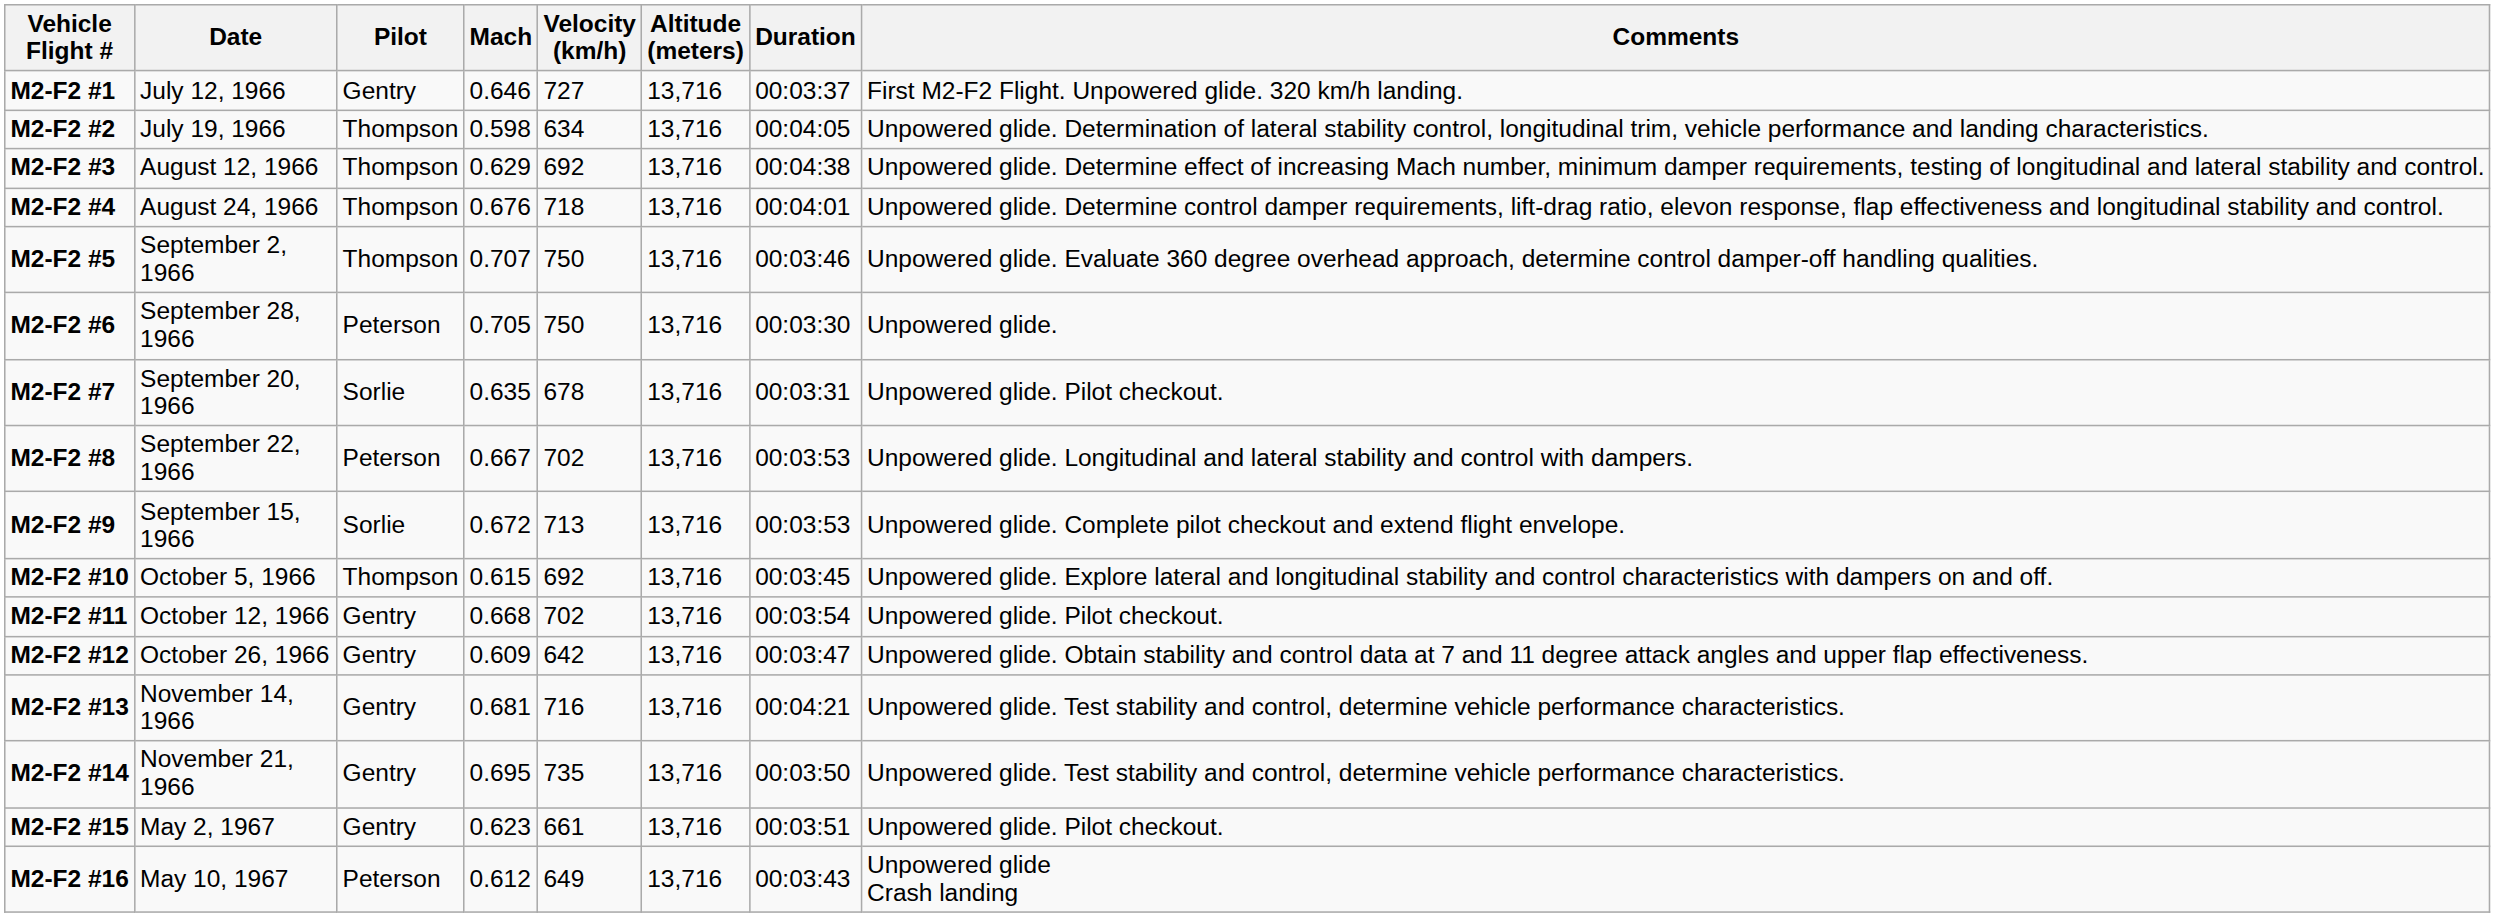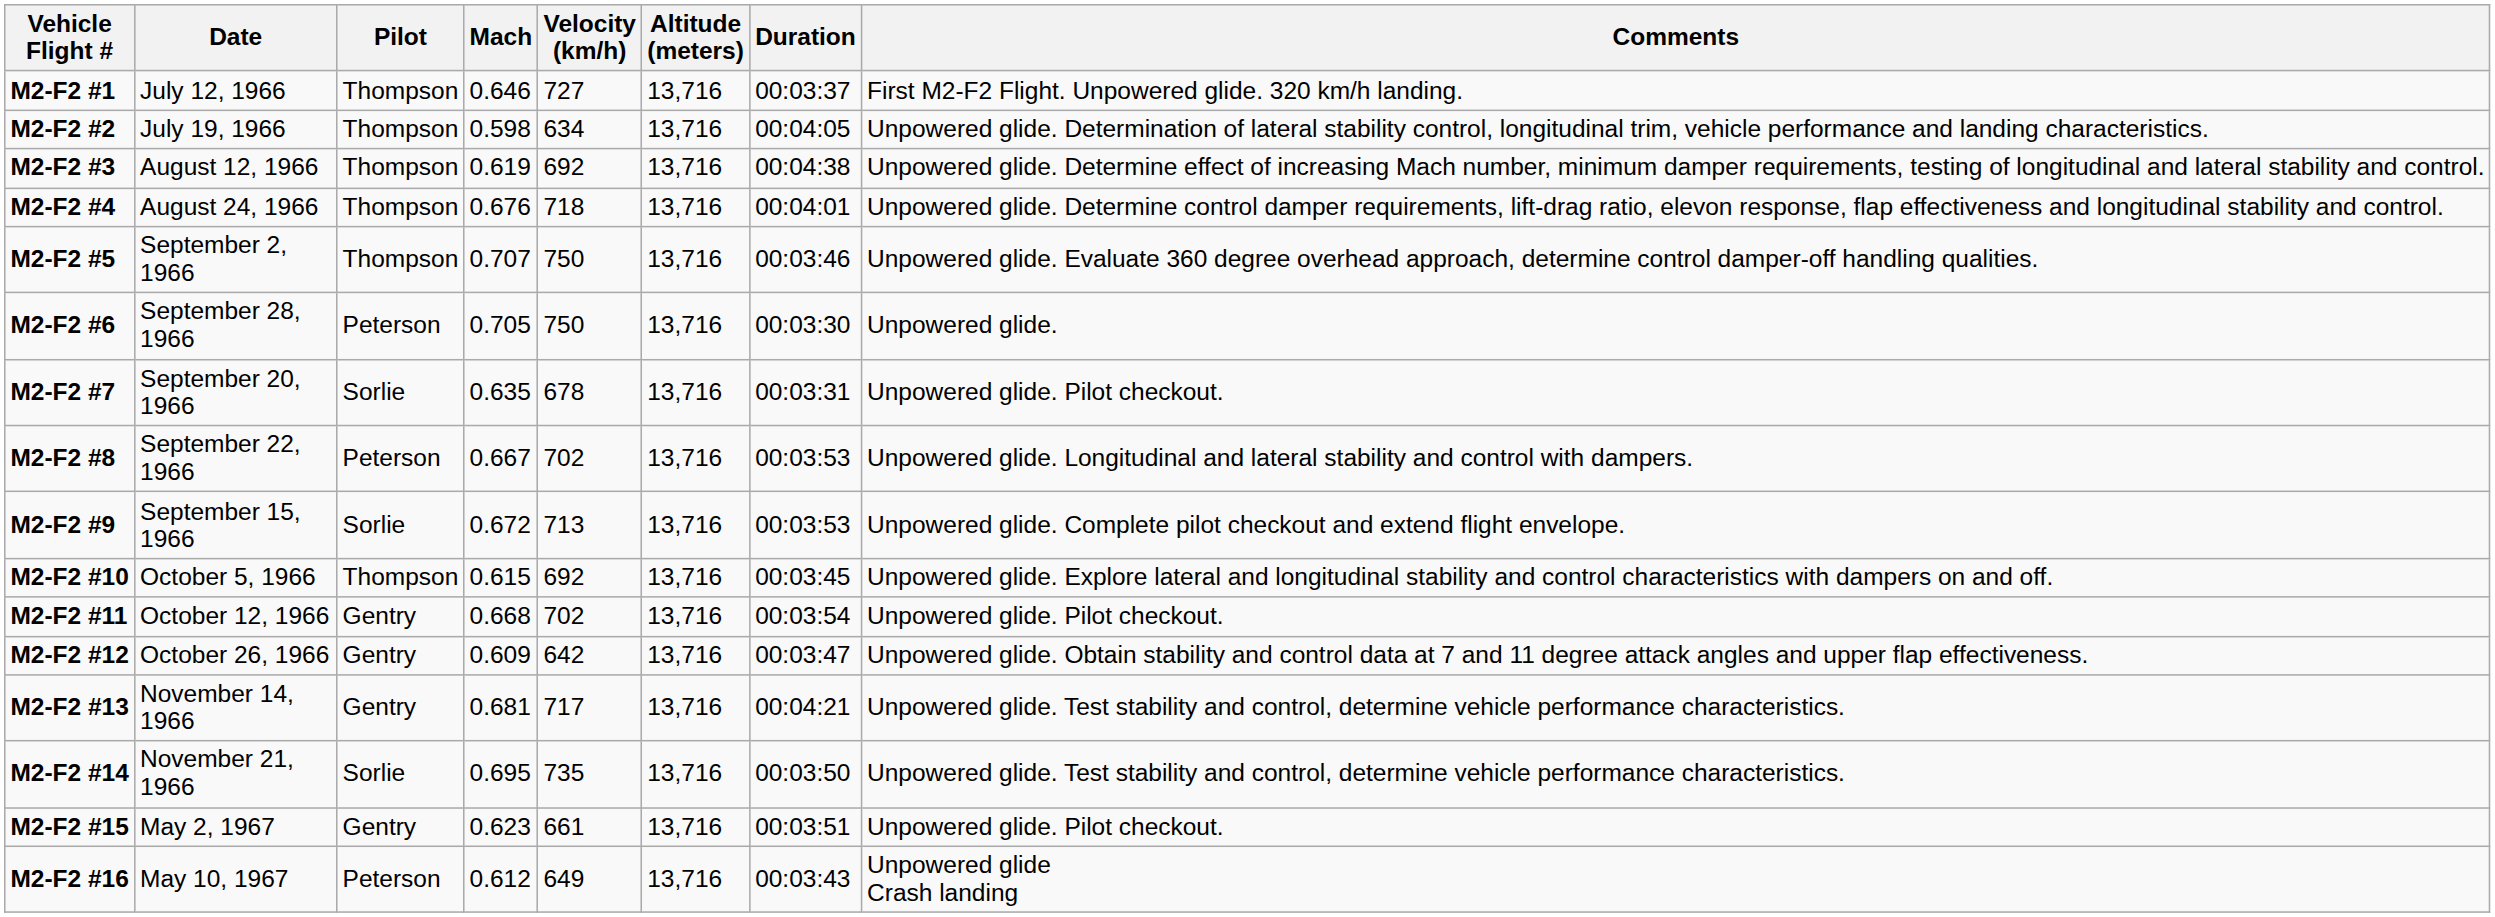(379, 90) Gentry -> (400, 90) Thompson
(500, 167) 0.629 -> (500, 167) 0.619
(564, 707) 716 -> (564, 707) 717
(379, 773) Gentry -> (374, 773) Sorlie
